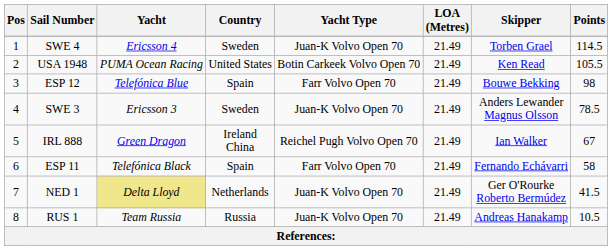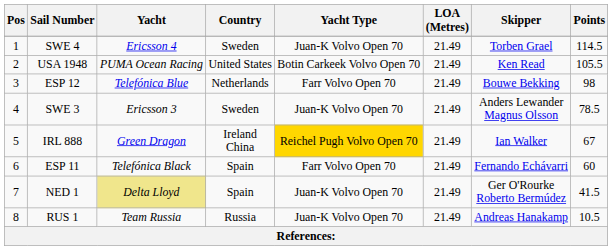(240, 83) Spain -> (240, 83) Netherlands
(349, 141) no background -> (349, 141) gold background
(589, 166) 58 -> (589, 166) 60
(240, 191) Netherlands -> (240, 191) Spain
